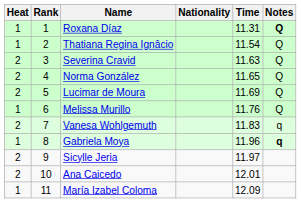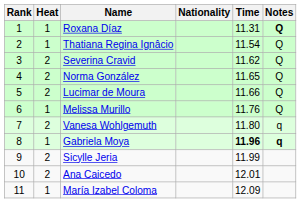columns swapped: (46, 13) <-> (18, 13)
(248, 61) 11.63 -> (248, 61) 11.62
(248, 93) 11.69 -> (248, 93) 11.66
(248, 125) 11.83 -> (248, 125) 11.80
(248, 142) normal -> (248, 142) bold
(248, 158) 11.97 -> (248, 158) 11.99
